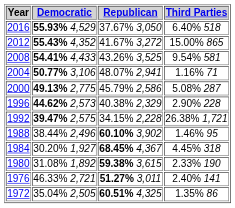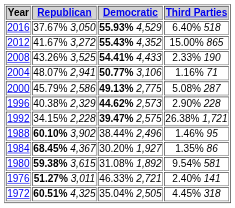columns swapped: (64, 13) <-> (130, 13)
(196, 58) 9.54% 581 -> (196, 58) 2.33% 190
(196, 149) 4.45% 318 -> (196, 149) 1.35% 86
(196, 164) 2.33% 190 -> (196, 164) 9.54% 581
(196, 194) 1.35% 86 -> (196, 194) 4.45% 318
